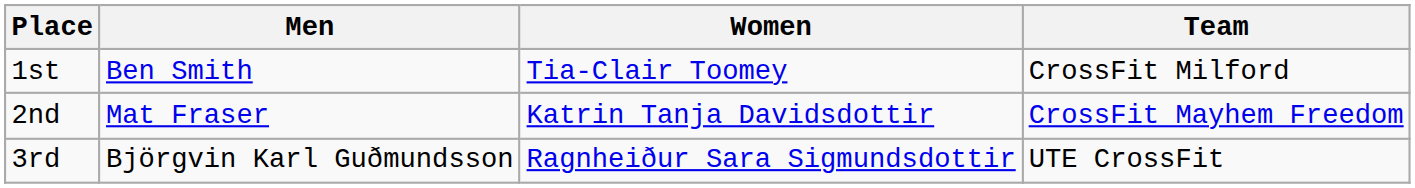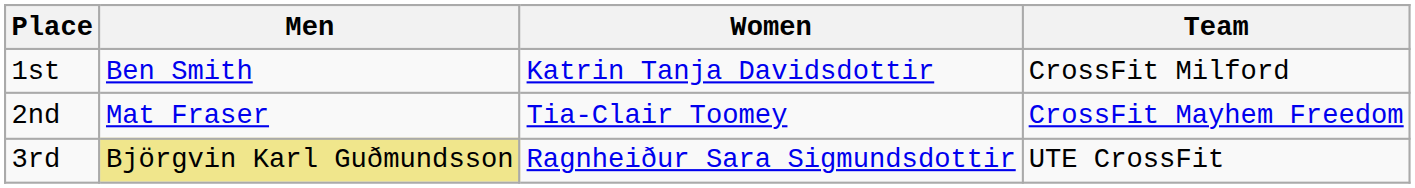(657, 71) Tia-Clair Toomey -> (730, 71) Katrin Tanja Davidsdottir
(730, 116) Katrin Tanja Davidsdottir -> (657, 116) Tia-Clair Toomey
(310, 160) no background -> (310, 160) khaki background
